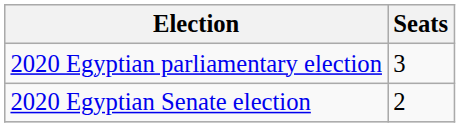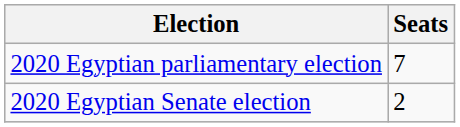(399, 63) 3 -> (399, 63) 7
